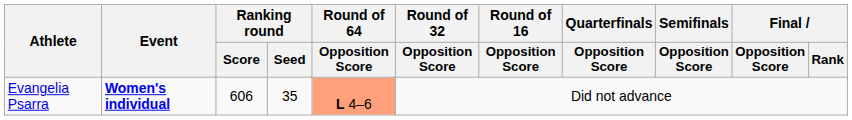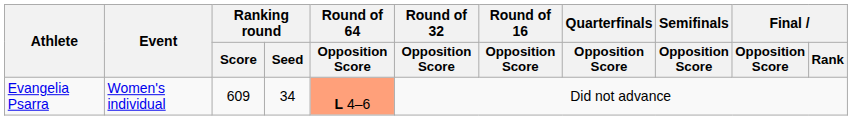(137, 97) bold -> (137, 97) normal
(241, 97) 606 -> (238, 97) 609
(290, 97) 35 -> (287, 97) 34
